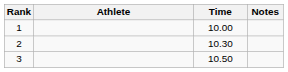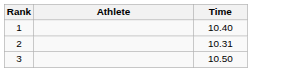- column: (265, 12)
(220, 28) 10.00 -> (220, 28) 10.40
(220, 43) 10.30 -> (220, 43) 10.31
